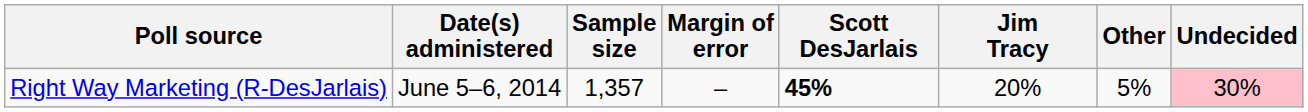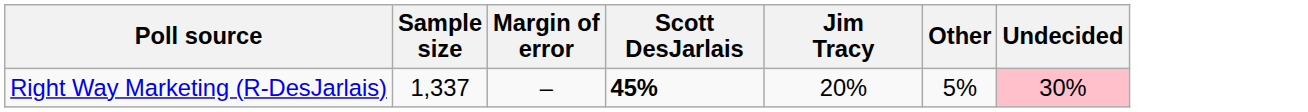- column: (480, 36)
(614, 87) 1,357 -> (440, 87) 1,337
